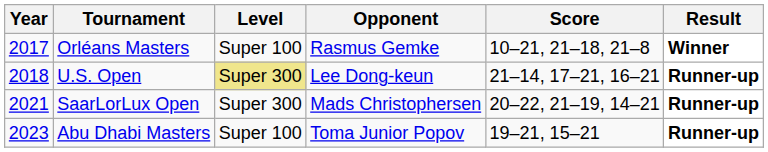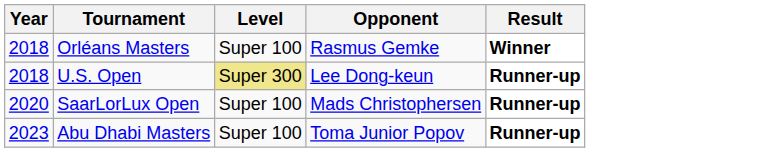- column: (575, 19)
(29, 48) 2017 -> (29, 48) 2018
(29, 105) 2021 -> (29, 105) 2020
(260, 105) Super 300 -> (260, 105) Super 100
